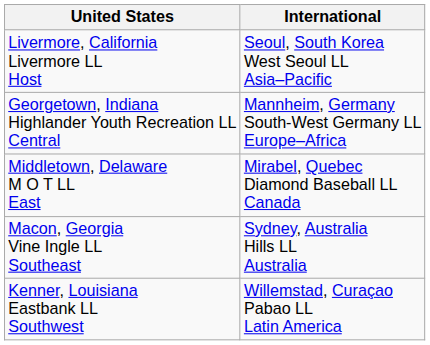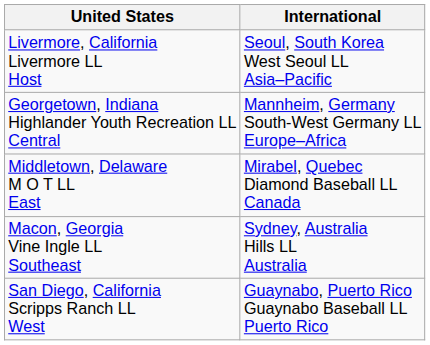- row: (73, 309)
+ row: (85, 309)
